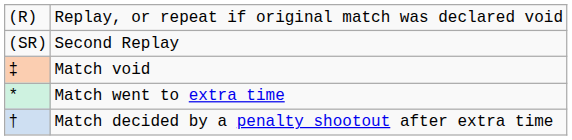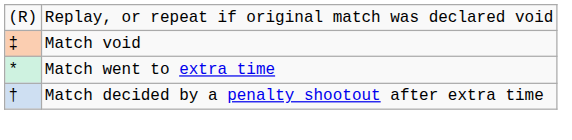- row: (117, 44)
